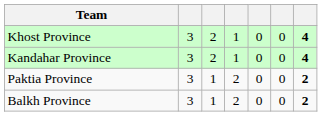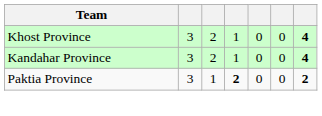(236, 79) normal -> (236, 79) bold
- row: (49, 100)
